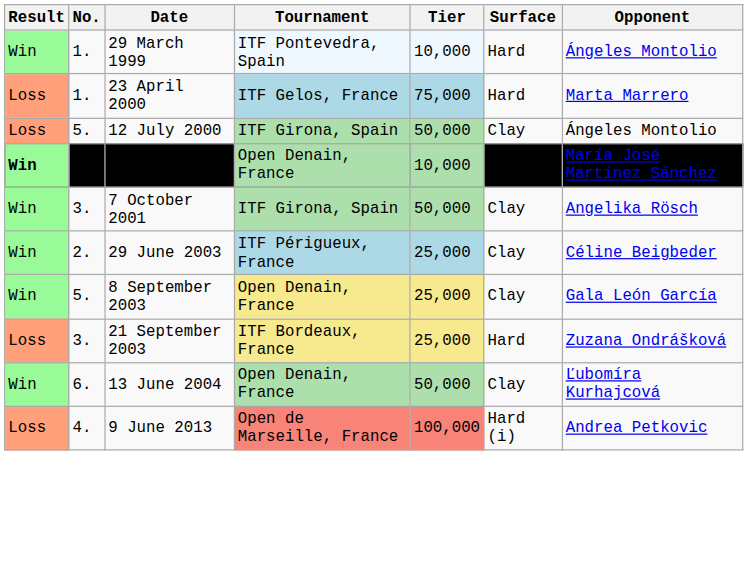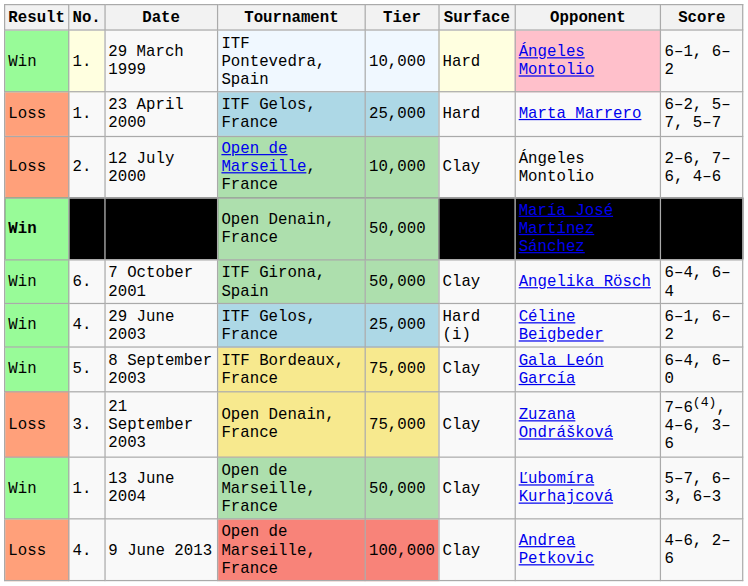+ column: (702, 17)
(82, 52) no background -> (82, 61) lightyellow background
(506, 52) no background -> (461, 61) lightyellow background
(641, 52) no background -> (556, 61) pink background
(442, 96) 75,000 -> (397, 114) 25,000
(82, 131) 5. -> (82, 167) 2.
(318, 131) ITF Girona, Spain -> (269, 167) Open de Marseille, France
(442, 131) 50,000 -> (397, 167) 10,000
(442, 165) 10,000 -> (397, 229) 50,000
(82, 209) 3. -> (82, 282) 6.
(82, 253) 2. -> (82, 326) 4.
(304, 253) ITF Périgueux, France -> (269, 326) ITF Gelos, France
(506, 253) Clay -> (461, 326) Hard (i)
(294, 297) Open Denain, France -> (283, 369) ITF Bordeaux, France
(442, 297) 25,000 -> (397, 369) 75,000
(299, 340) ITF Bordeaux, France -> (278, 424) Open Denain, France
(442, 340) 25,000 -> (397, 424) 75,000
(506, 340) Hard -> (461, 424) Clay
(82, 384) 6. -> (82, 488) 1.
(294, 384) Open Denain, France -> (269, 488) Open de Marseille, France
(506, 428) Hard (i) -> (461, 550) Clay
